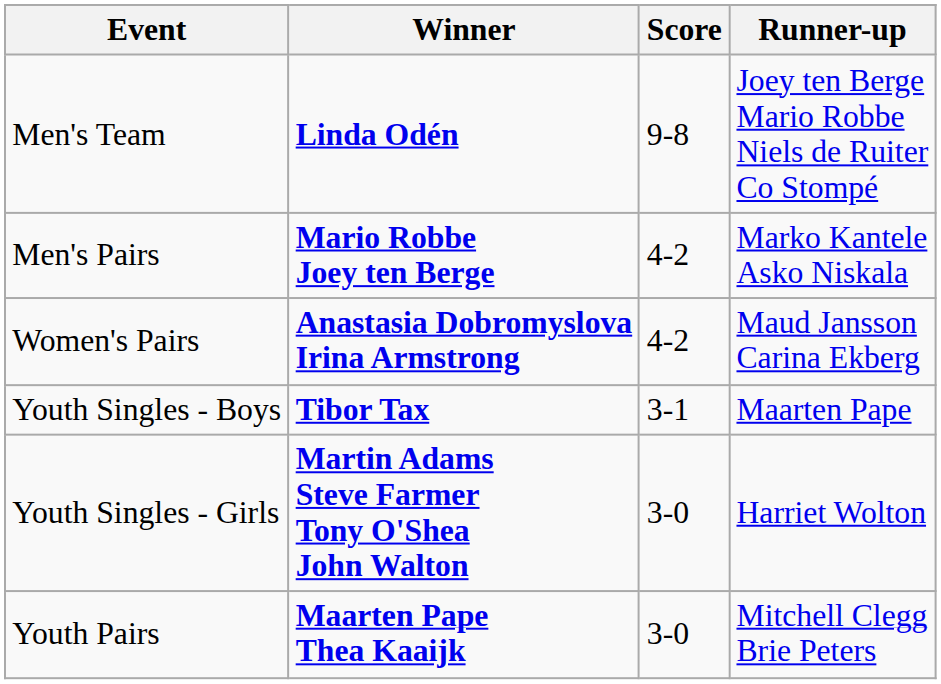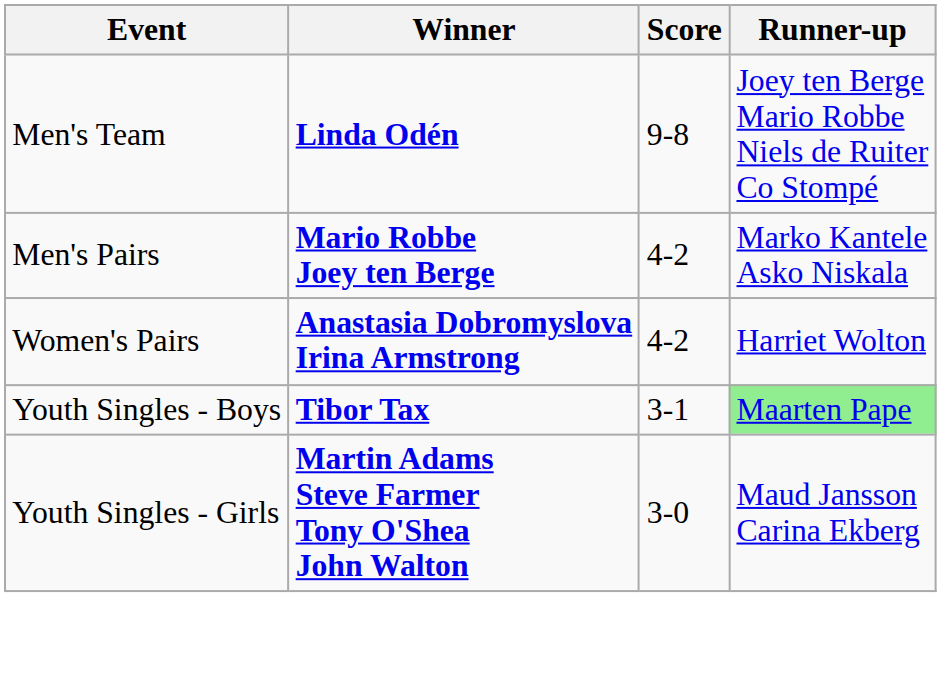(828, 340) Maud Jansson Carina Ekberg -> (831, 340) Harriet Wolton
(824, 408) no background -> (824, 408) lightgreen background
(831, 512) Harriet Wolton -> (828, 512) Maud Jansson Carina Ekberg
- row: (86, 634)
